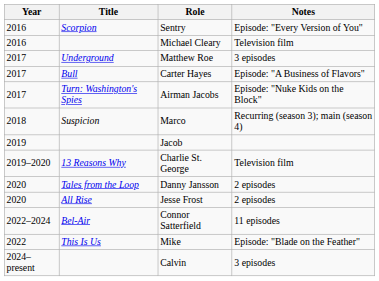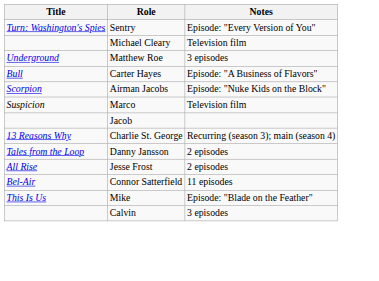- column: (32, 12)
(79, 27) Scorpion -> (56, 27) Turn: Washington's Spies
(99, 95) Turn: Washington's Spies -> (24, 89) Scorpion
(303, 121) Recurring (season 3); main (season 4) -> (217, 105) Television film
(264, 163) Television film -> (261, 136) Recurring (season 3); main (season 4)
